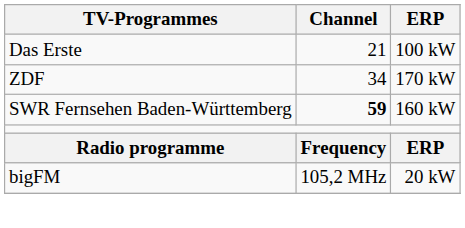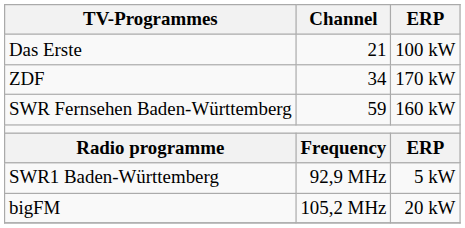(377, 109) bold -> (377, 109) normal
+ row: (114, 177)
